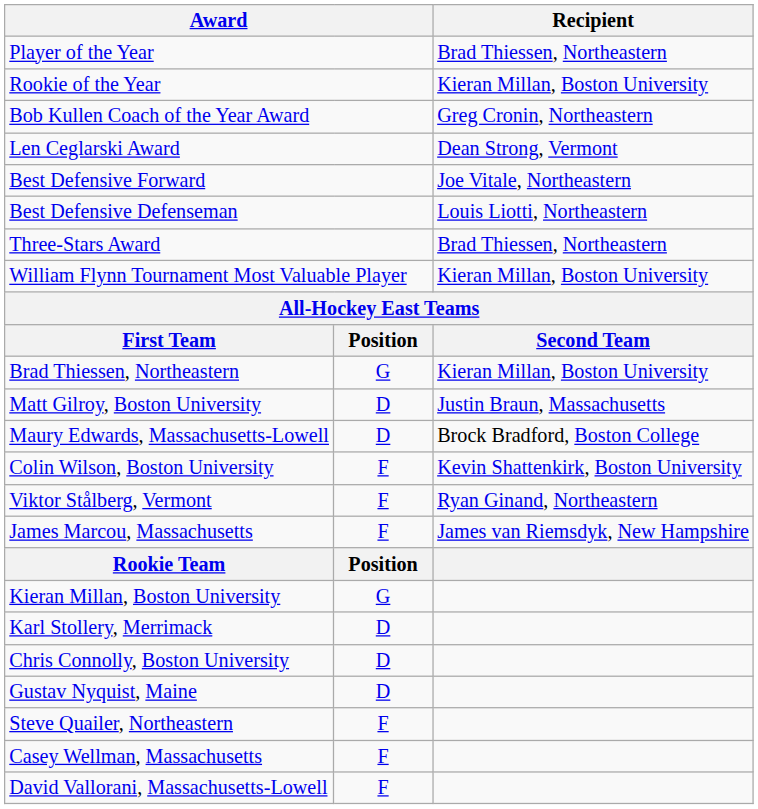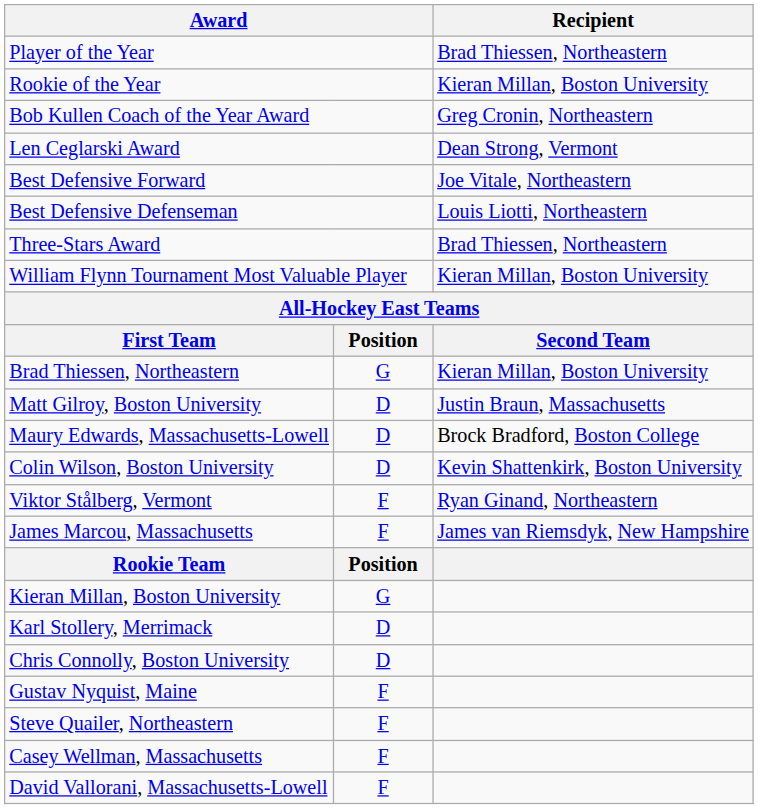(383, 468) F -> (383, 468) D
(383, 691) D -> (383, 691) F
